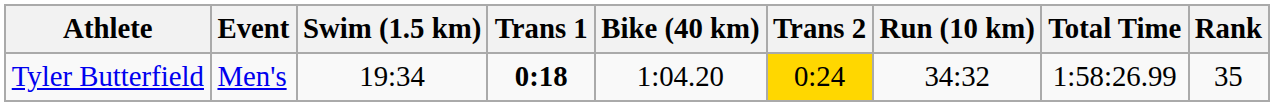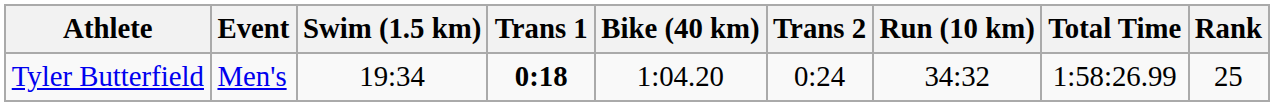(820, 76) gold background -> (820, 76) no background
(1228, 76) 35 -> (1228, 76) 25
